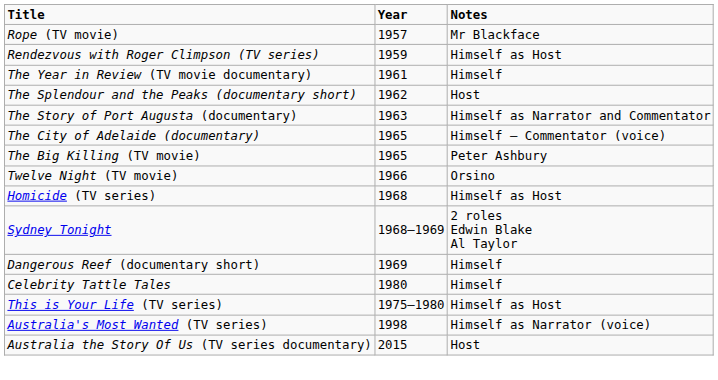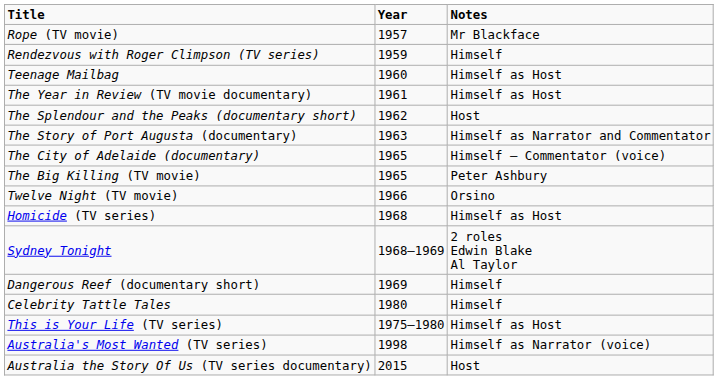(506, 55) Himself as Host -> (476, 55) Himself
+ row: (63, 75)
(476, 75) Himself -> (506, 95) Himself as Host
